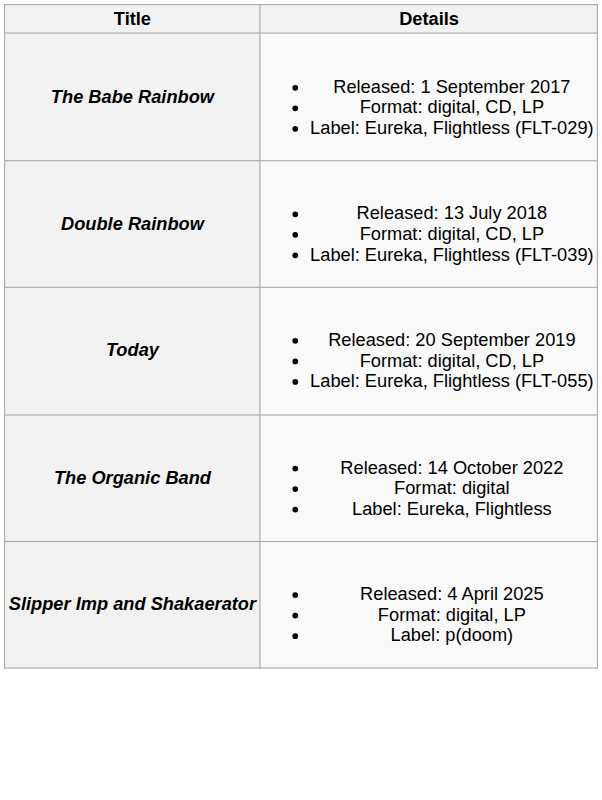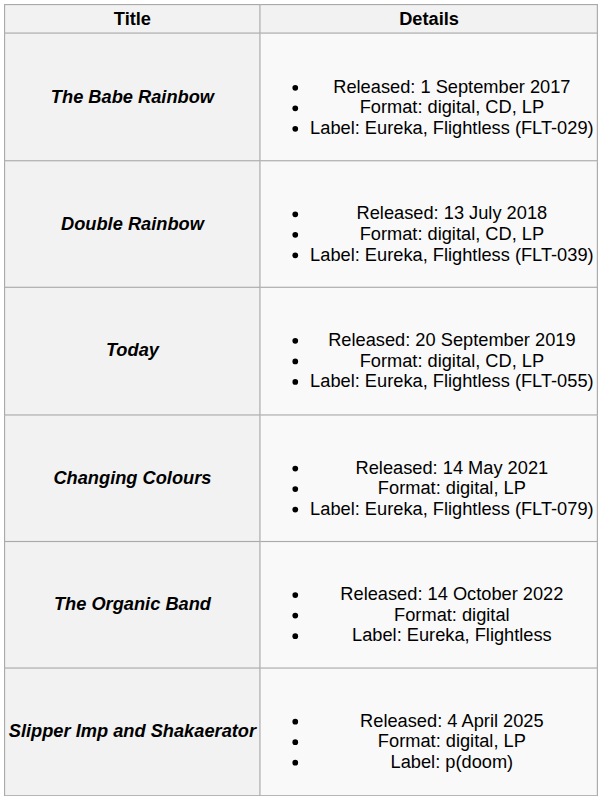+ row: (132, 477)
